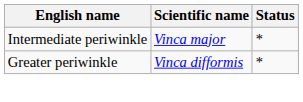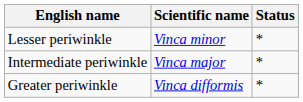+ row: (60, 39)
